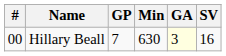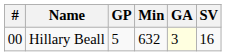(115, 39) 7 -> (115, 39) 5
(149, 39) 630 -> (149, 39) 632
